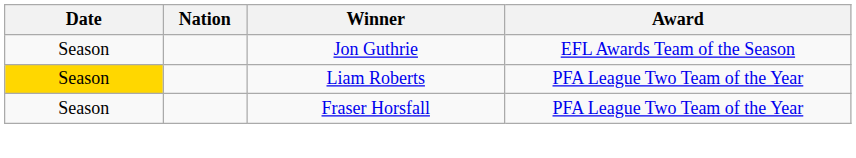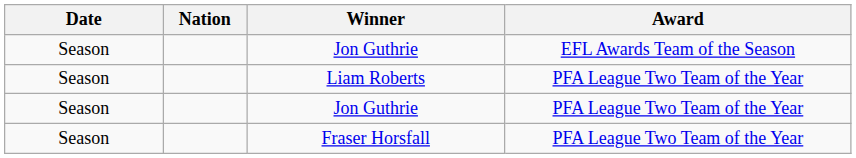(84, 79) gold background -> (84, 79) no background
+ row: (376, 108)
